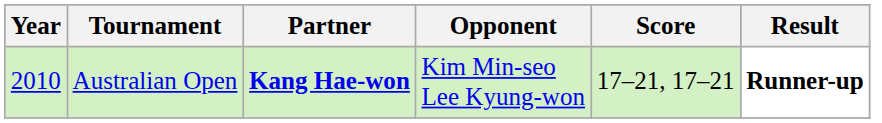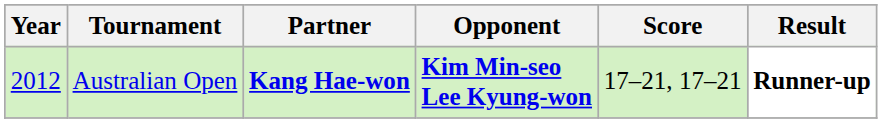(36, 81) 2010 -> (36, 81) 2012
(503, 81) normal -> (507, 81) bold
